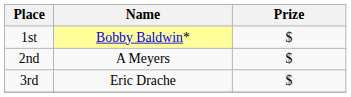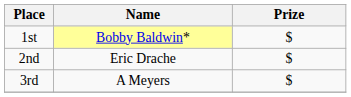(143, 59) A Meyers -> (143, 59) Eric Drache
(143, 80) Eric Drache -> (143, 80) A Meyers
